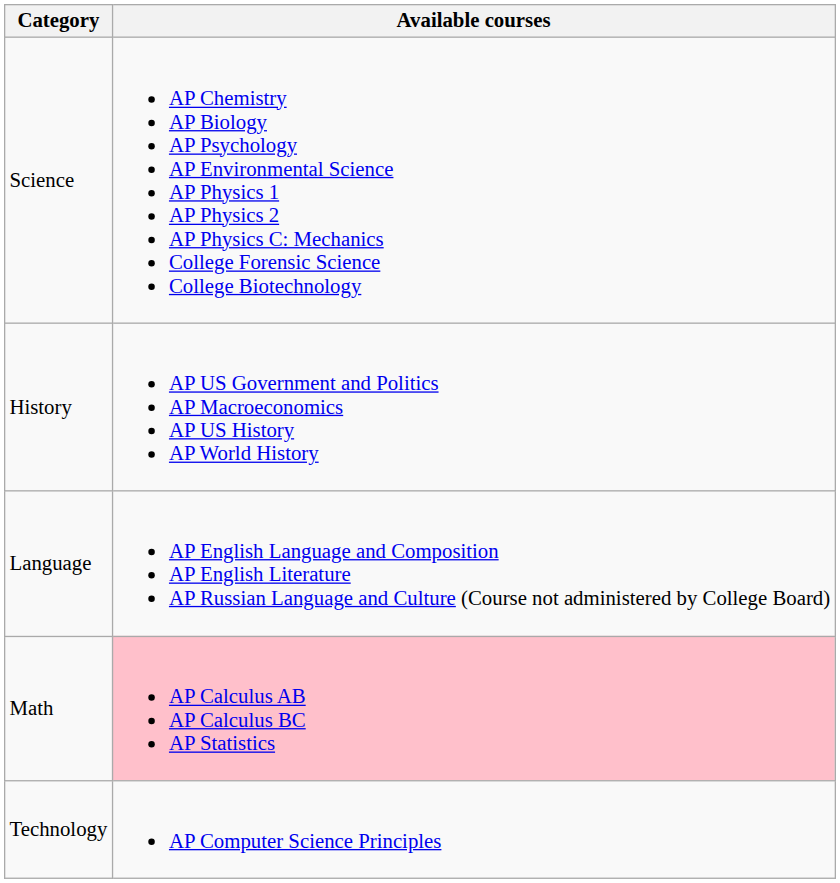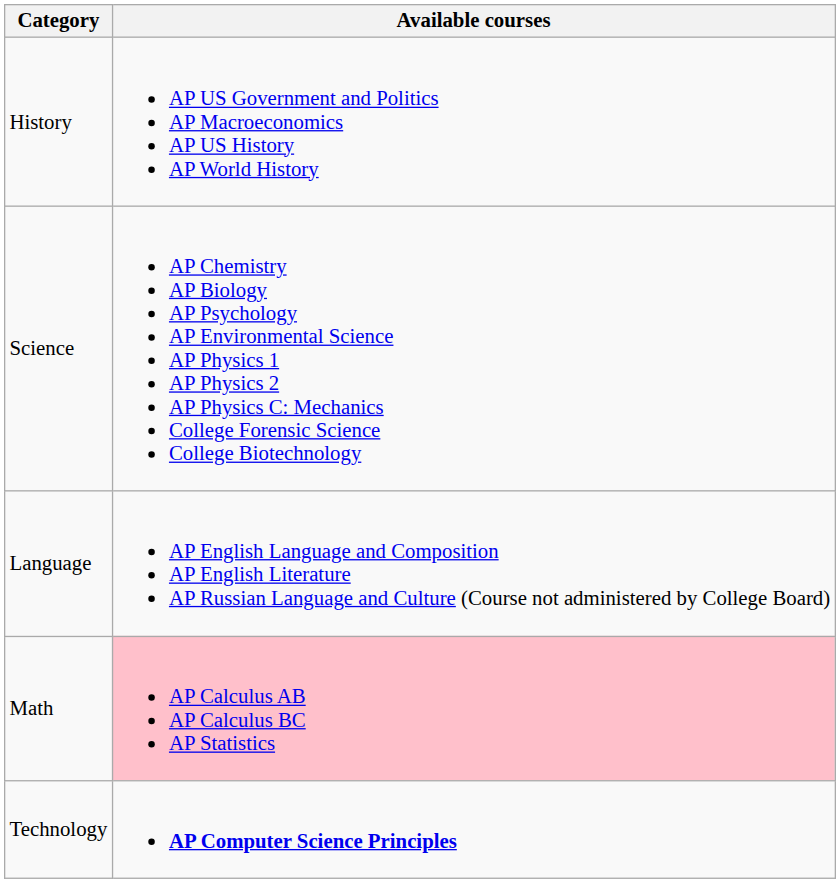rows swapped: (42, 180) <-> (41, 406)
(474, 841) normal -> (474, 841) bold
